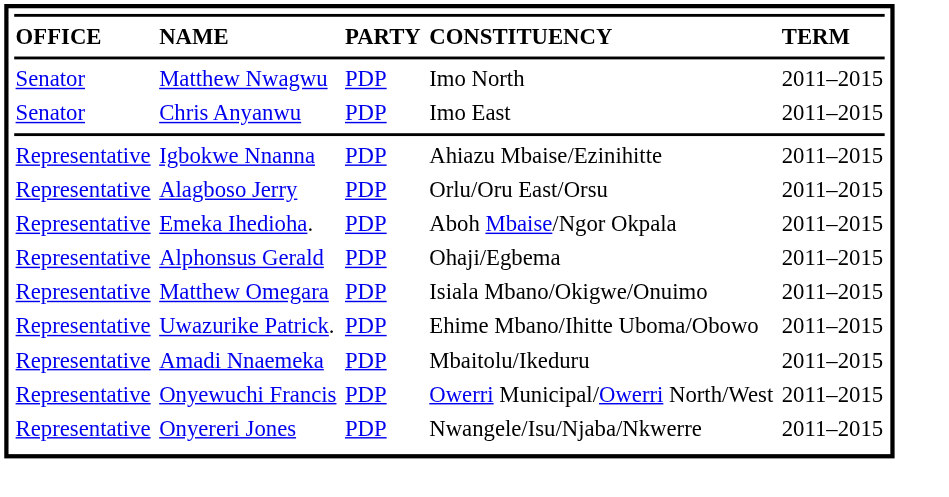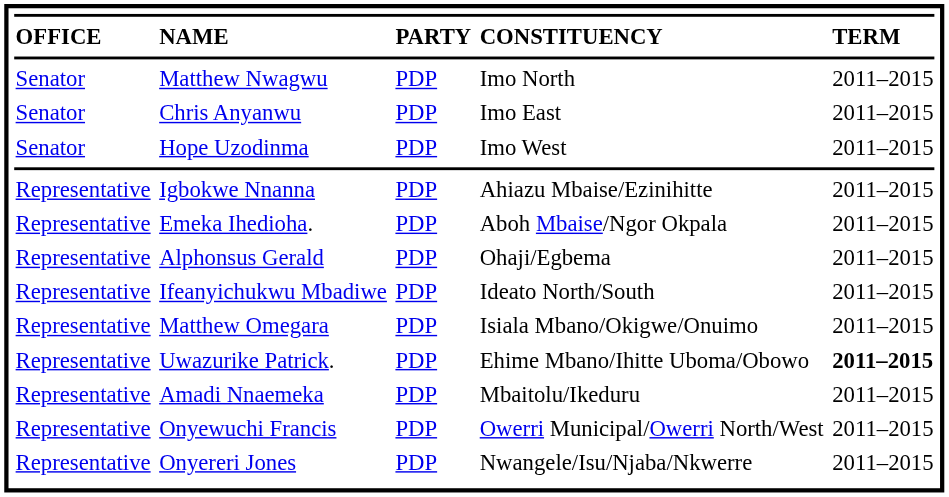+ row: (234, 147)
- row: (228, 189)
+ row: (273, 292)
(832, 326) normal -> (883, 360) bold
